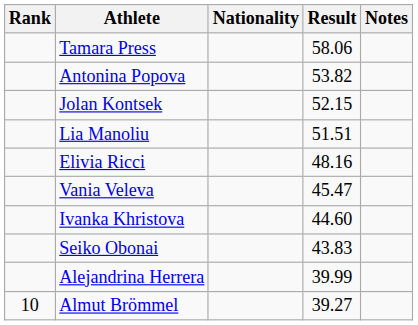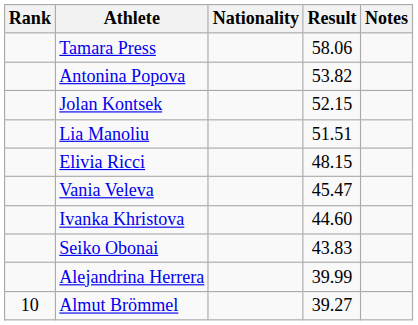(332, 162) 48.16 -> (332, 162) 48.15
